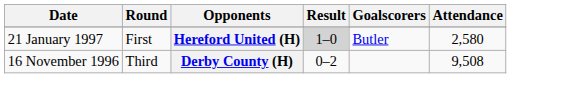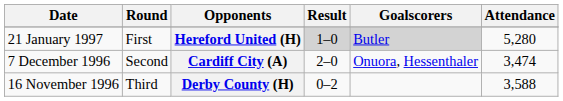(370, 38) no background -> (371, 38) lightgrey background
(468, 38) 2,580 -> (520, 38) 5,280
+ row: (238, 61)
(468, 61) 9,508 -> (520, 84) 3,588
